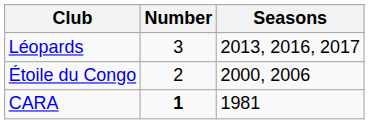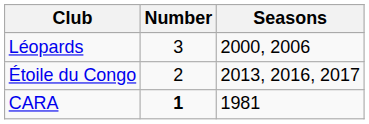(290, 47) 2013, 2016, 2017 -> (265, 47) 2000, 2006
(265, 75) 2000, 2006 -> (290, 75) 2013, 2016, 2017
